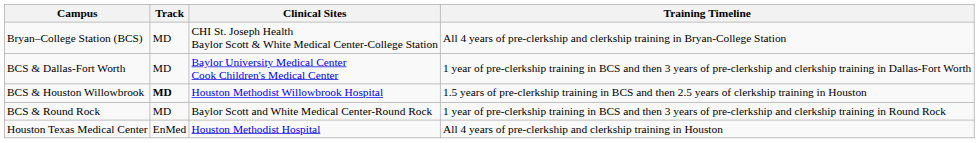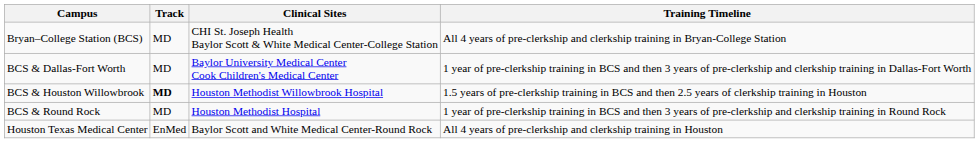(312, 111) Baylor Scott and White Medical Center-Round Rock -> (256, 111) Houston Methodist Hospital
(256, 129) Houston Methodist Hospital -> (312, 129) Baylor Scott and White Medical Center-Round Rock
